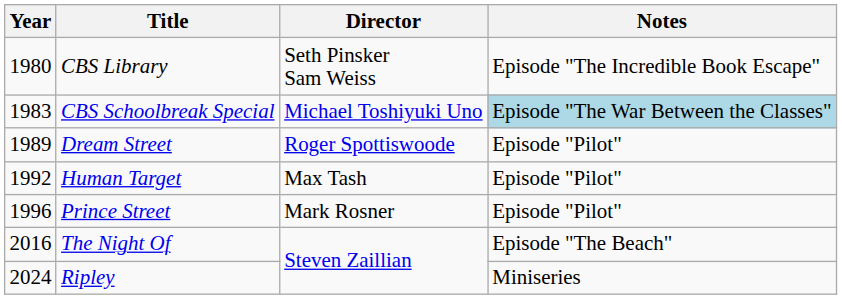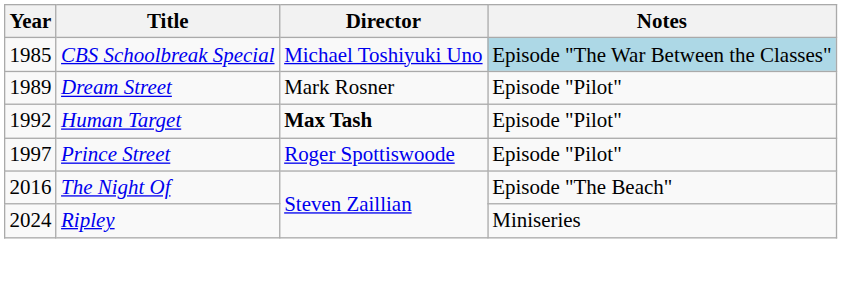- row: (114, 66)
(30, 111) 1983 -> (30, 54) 1985
(369, 144) Roger Spottiswoode -> (339, 87) Mark Rosner
(325, 177) normal -> (328, 120) bold
(30, 210) 1996 -> (30, 154) 1997
(339, 210) Mark Rosner -> (369, 154) Roger Spottiswoode
